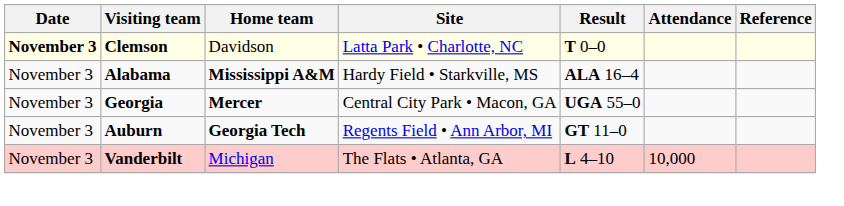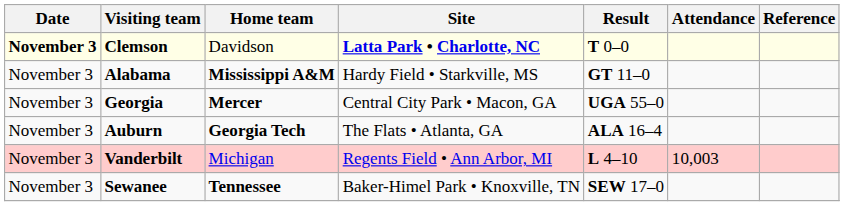(433, 46) normal -> (441, 46) bold
(602, 74) ALA 16–4 -> (619, 74) GT 11–0
(447, 131) Regents Field • Ann Arbor, MI -> (423, 131) The Flats • Atlanta, GA
(596, 131) GT 11–0 -> (625, 131) ALA 16–4
(423, 159) The Flats • Atlanta, GA -> (447, 159) Regents Field • Ann Arbor, MI
(672, 159) 10,000 -> (695, 159) 10,003
+ row: (136, 187)
